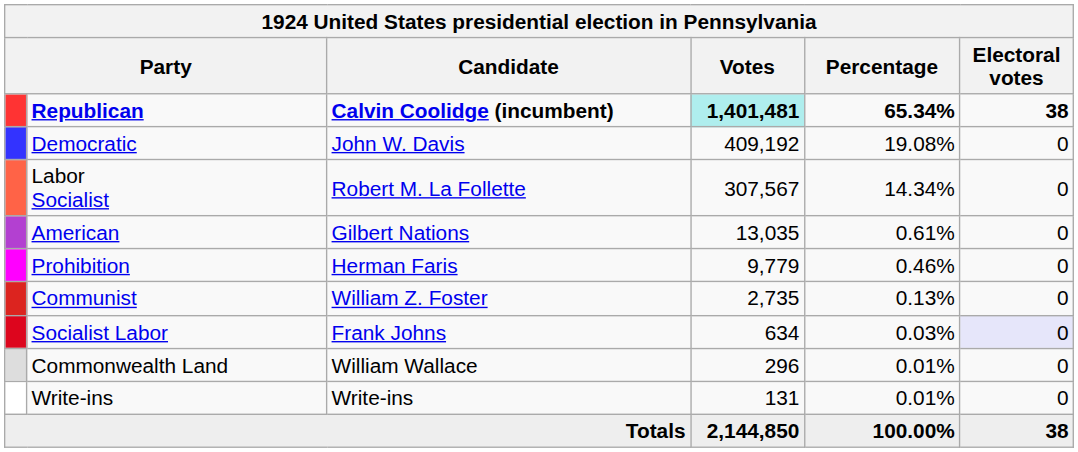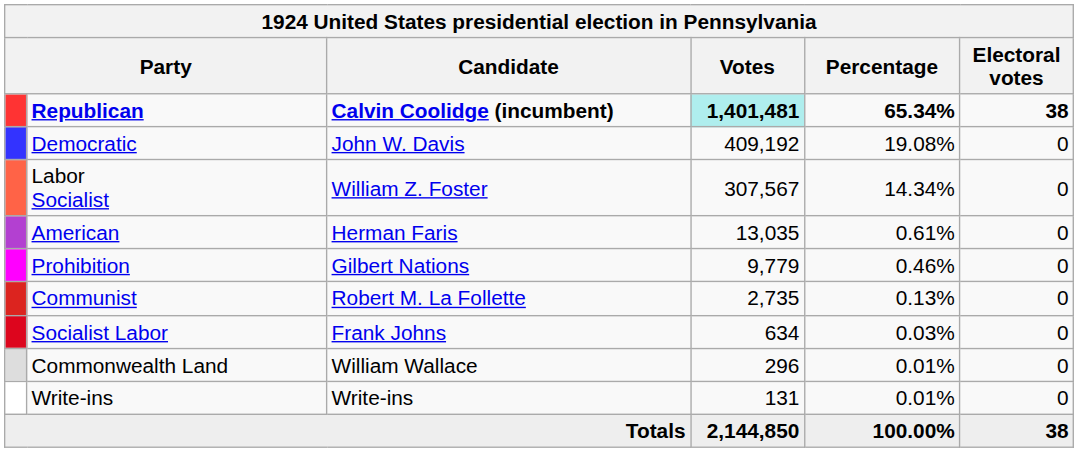(429, 188) Robert M. La Follette -> (410, 188) William Z. Foster
(400, 233) Gilbert Nations -> (395, 233) Herman Faris
(395, 266) Herman Faris -> (400, 266) Gilbert Nations
(410, 299) William Z. Foster -> (429, 299) Robert M. La Follette
(1063, 332) lavender background -> (1063, 332) no background
